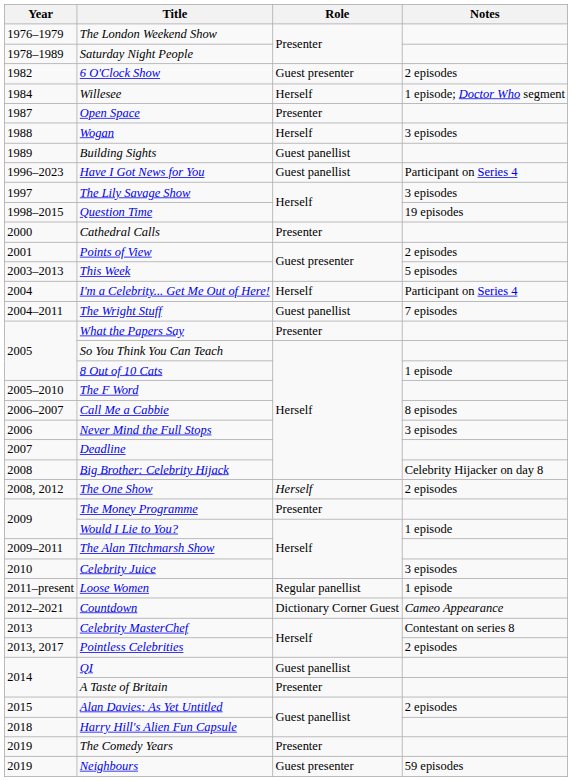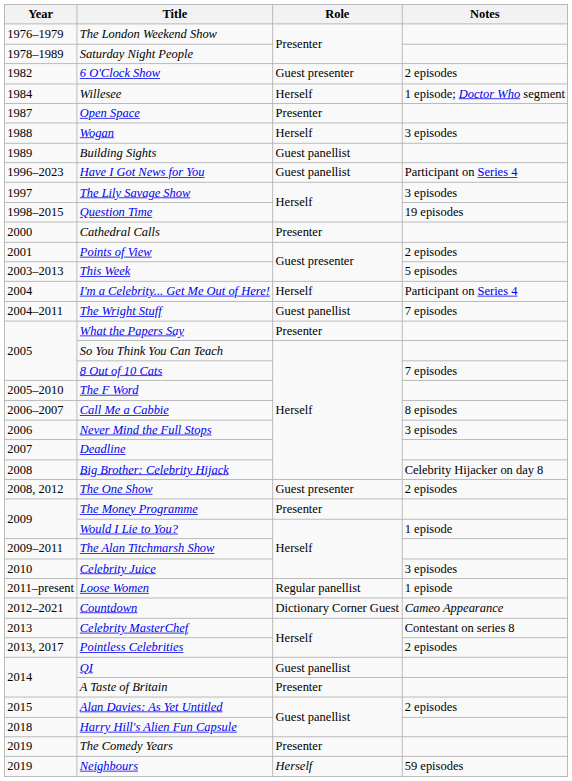(428, 370) 1 episode -> (431, 370) 7 episodes
(294, 489) Herself -> (315, 489) Guest presenter
(315, 766) Guest presenter -> (294, 766) Herself
